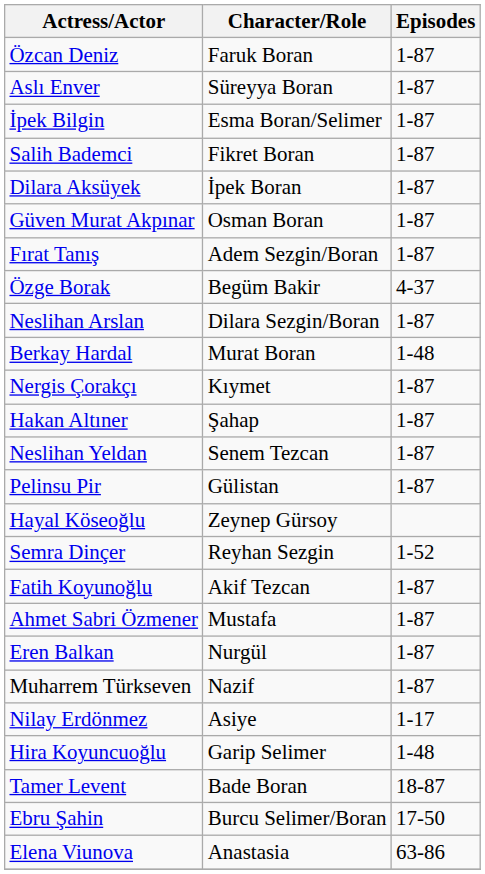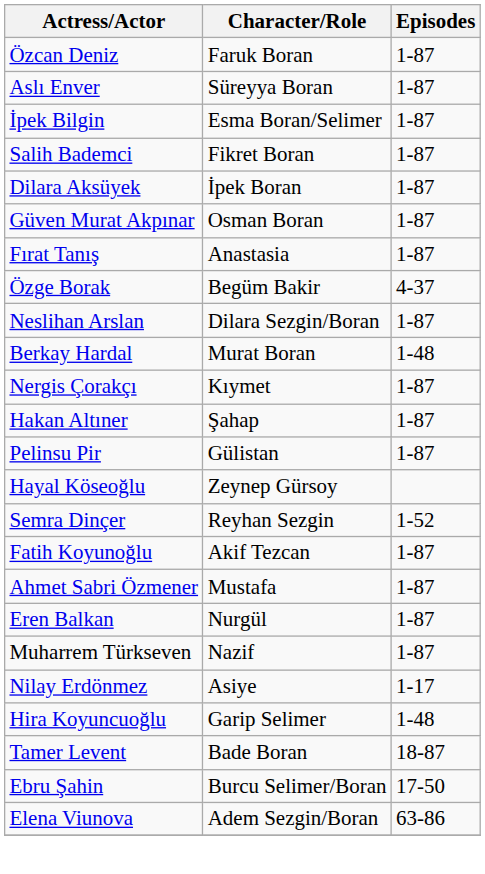(293, 253) Adem Sezgin/Boran -> (248, 253) Anastasia
- row: (78, 453)
(248, 852) Anastasia -> (293, 818) Adem Sezgin/Boran
